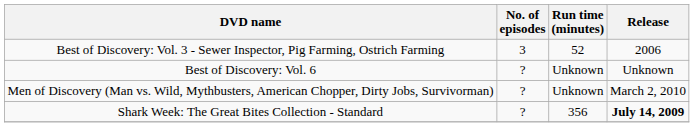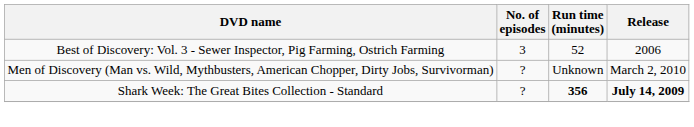- row: (250, 70)
(578, 111) normal -> (578, 91) bold
